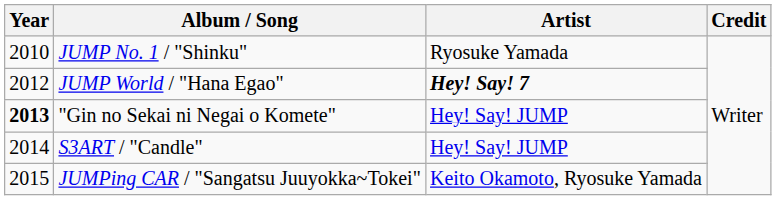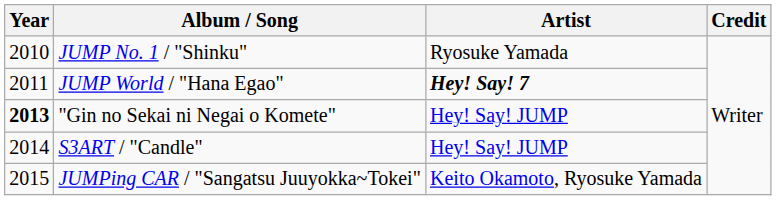(29, 83) 2012 -> (29, 83) 2011
